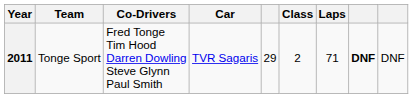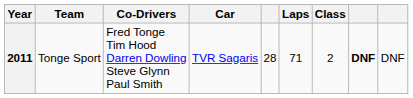columns swapped: (298, 14) <-> (332, 14)
(270, 58) 29 -> (270, 58) 28
